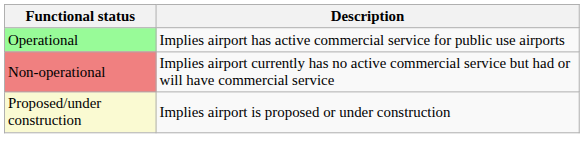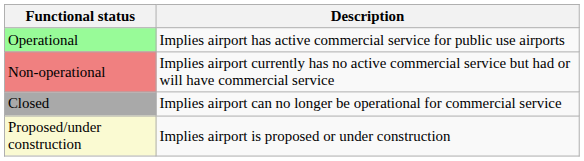+ row: (29, 103)
